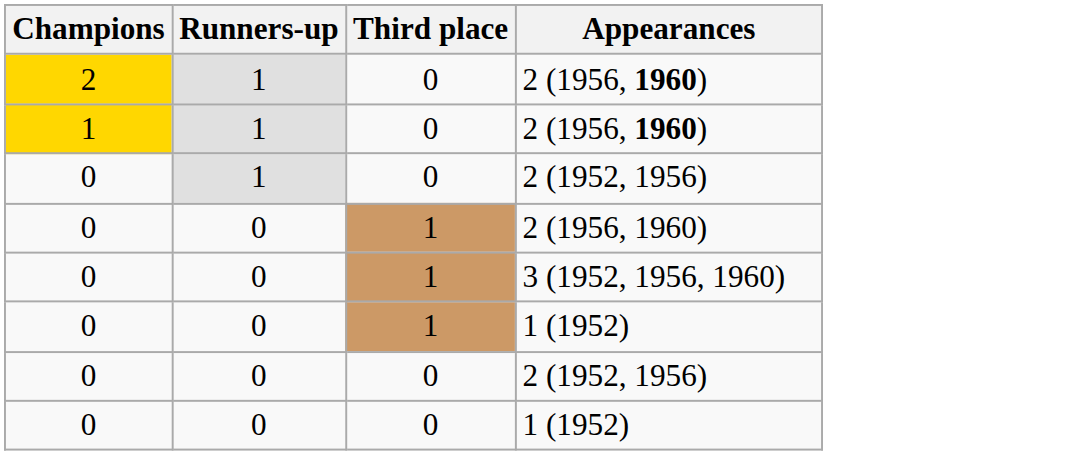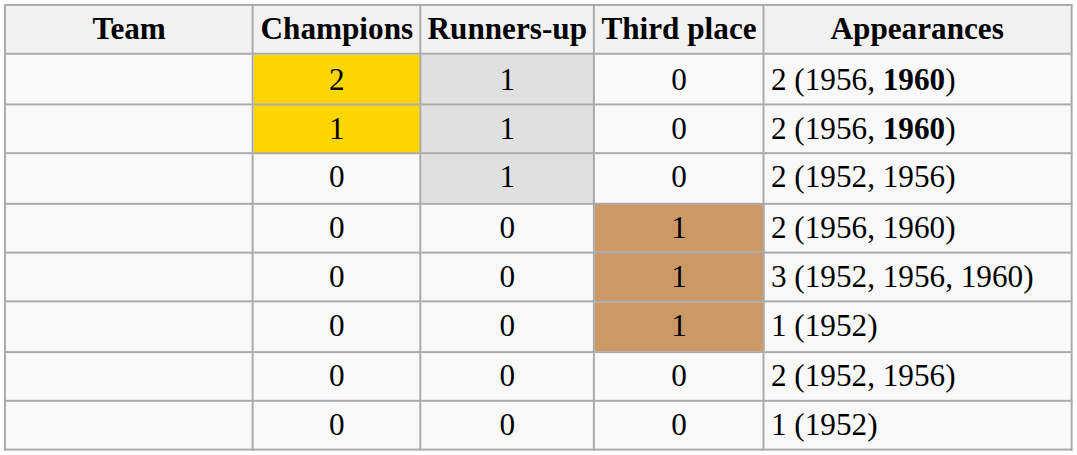+ column: (129, 29)
